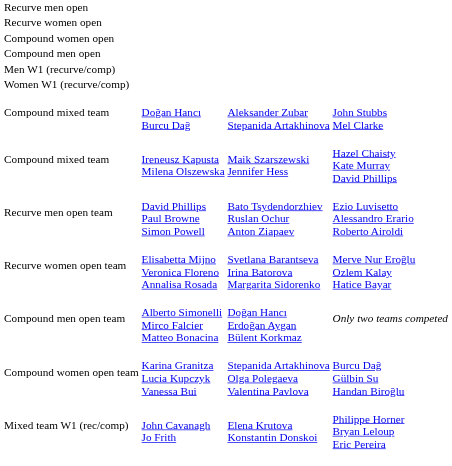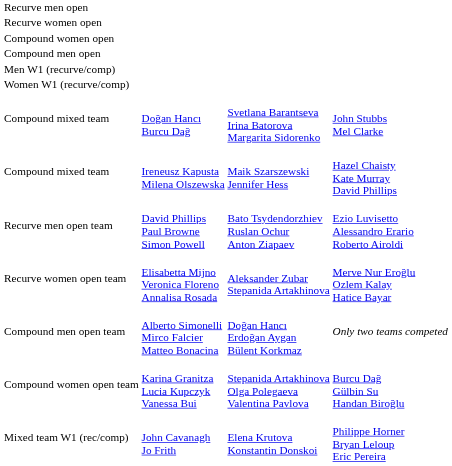(279, 118) Aleksander Zubar Stepanida Artakhinova -> (274, 125) Svetlana Barantseva Irina Batorova Margarita Sidorenko
(274, 272) Svetlana Barantseva Irina Batorova Margarita Sidorenko -> (279, 284) Aleksander Zubar Stepanida Artakhinova
